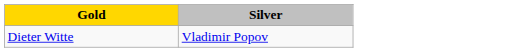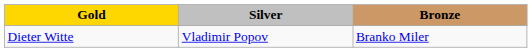+ column: (440, 15)
